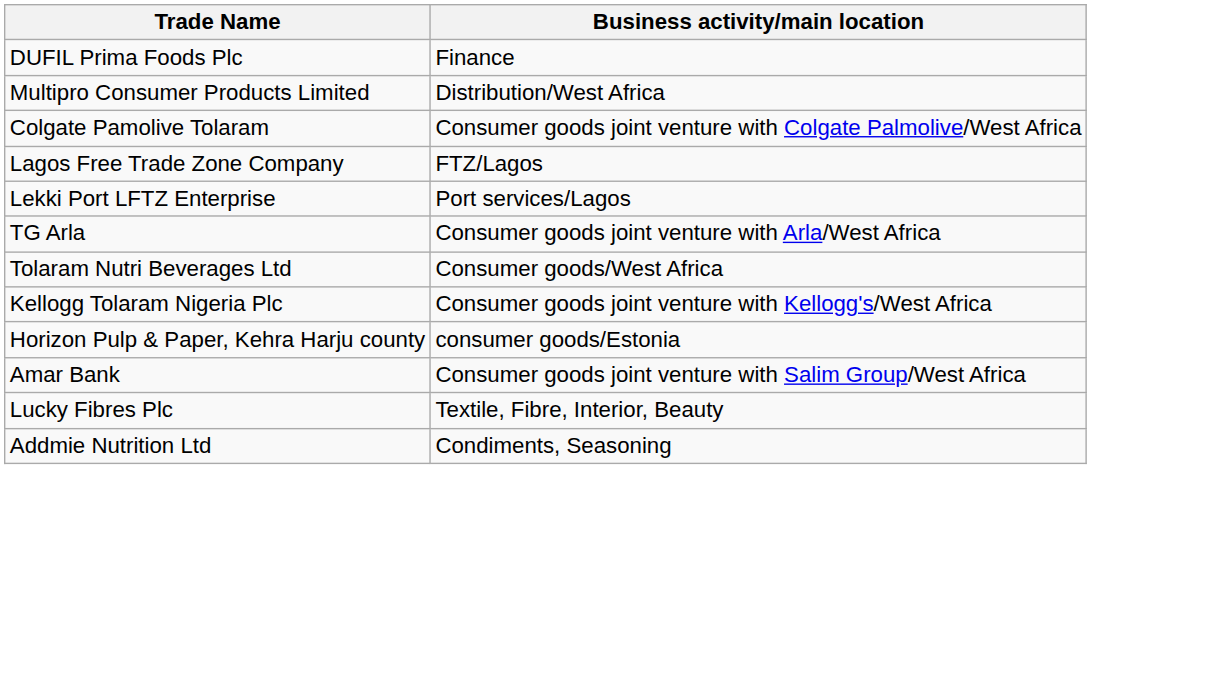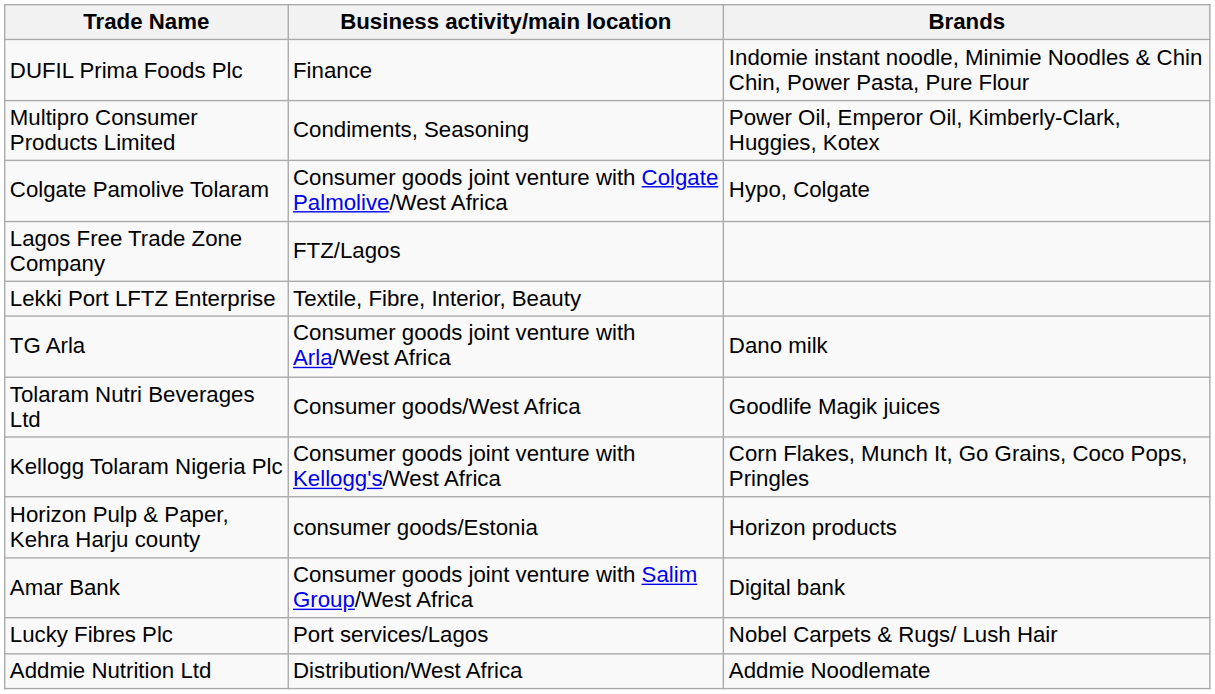+ column: (967, 22)
(550, 92) Distribution/West Africa -> (411, 130) Condiments, Seasoning
(533, 198) Port services/Lagos -> (437, 298) Textile, Fibre, Interior, Beauty
(579, 410) Textile, Fibre, Interior, Beauty -> (391, 635) Port services/Lagos
(554, 445) Condiments, Seasoning -> (408, 670) Distribution/West Africa
